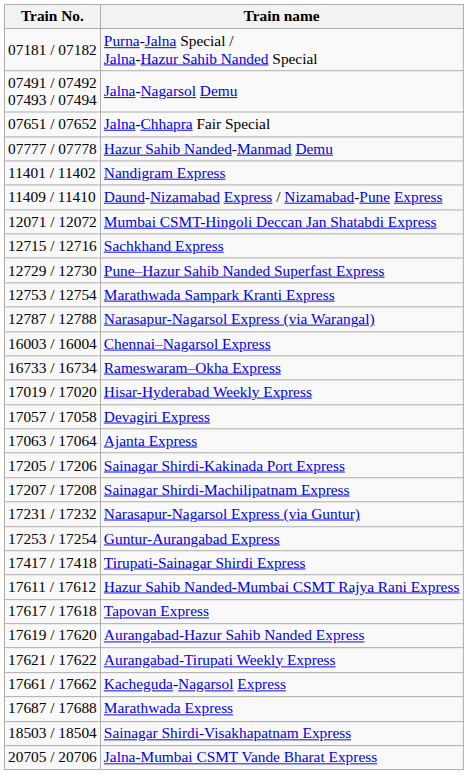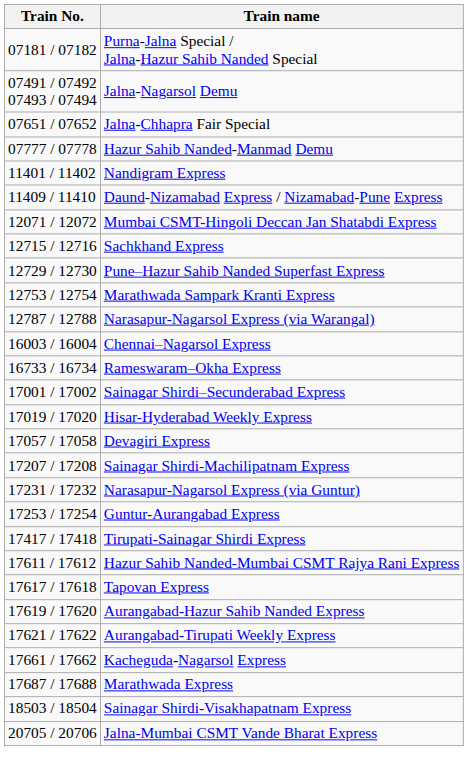+ row: (225, 392)
- row: (151, 440)
- row: (224, 465)
